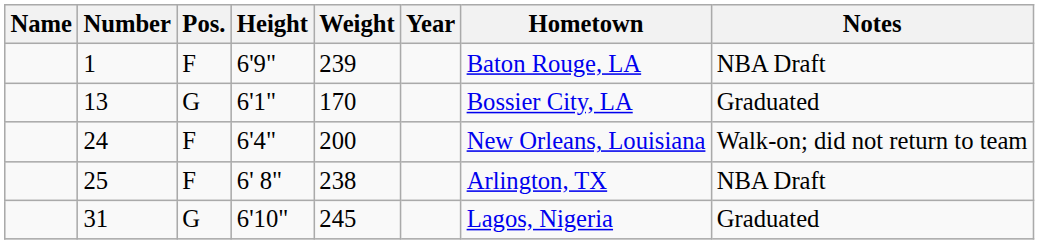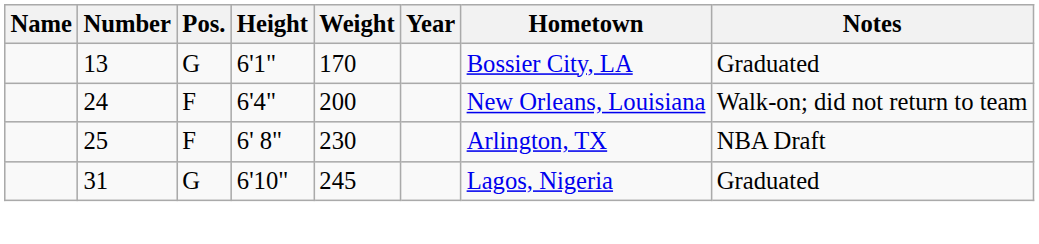- row: (90, 63)
(338, 180) 238 -> (338, 141) 230
